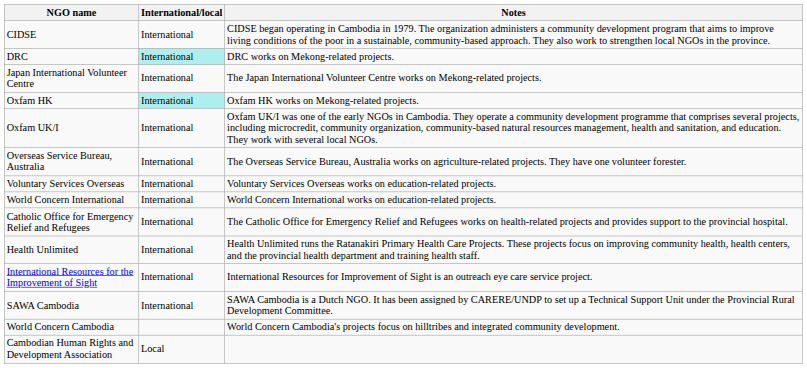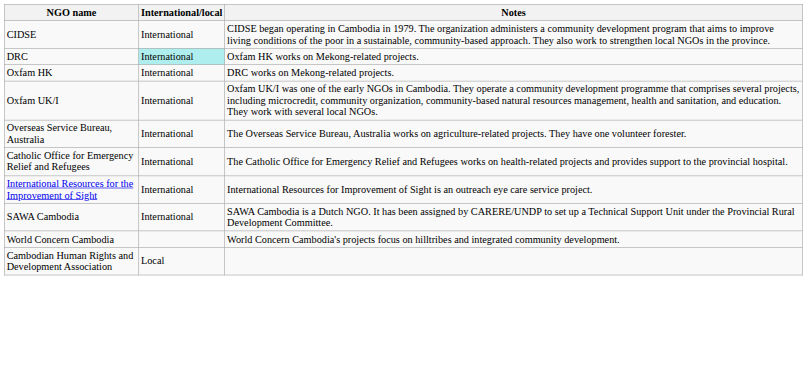(311, 56) DRC works on Mekong-related projects. -> (323, 56) Oxfam HK works on Mekong-related projects.
- row: (67, 78)
(167, 100) paleturquoise background -> (167, 72) no background
(323, 100) Oxfam HK works on Mekong-related projects. -> (311, 72) DRC works on Mekong-related projects.
- row: (65, 183)
- row: (65, 200)
- row: (42, 249)
